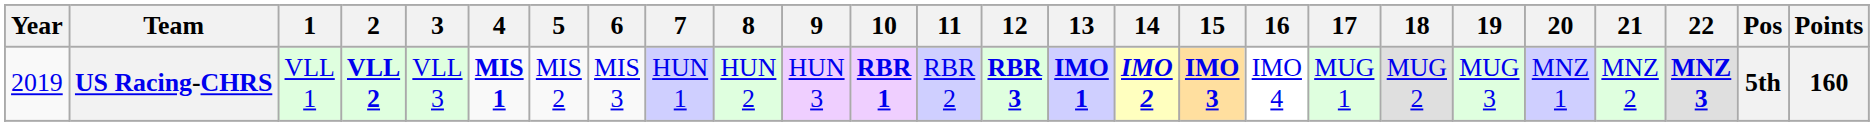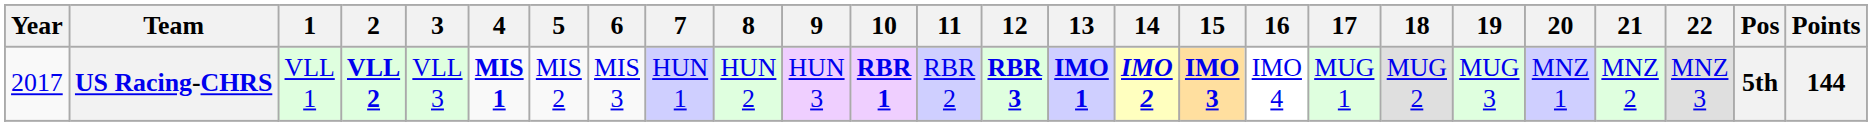(37, 83) 2019 -> (37, 83) 2017
(1701, 83) bold -> (1700, 83) normal
(1829, 83) 160 -> (1826, 83) 144
